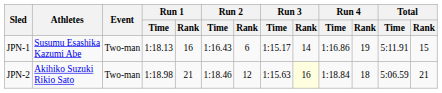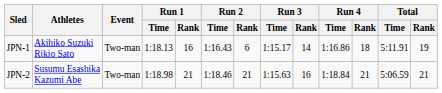(67, 49) Susumu Esashika Kazumi Abe -> (64, 49) Akihiko Suzuki Rikio Sato
(365, 49) 19 -> (365, 49) 18
(424, 49) 15 -> (424, 49) 19
(64, 75) Akihiko Suzuki Rikio Sato -> (67, 75) Susumu Esashika Kazumi Abe
(247, 75) 12 -> (247, 75) 21
(306, 75) lightyellow background -> (306, 75) no background
(365, 75) 18 -> (365, 75) 21
